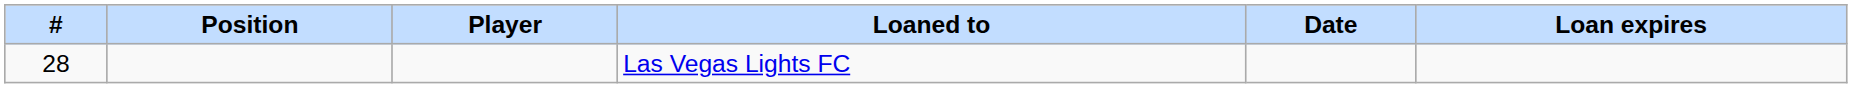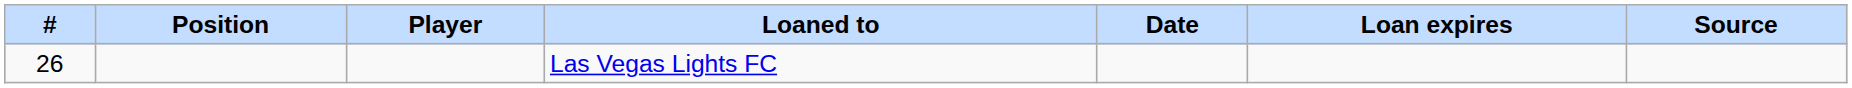+ column: (1736, 24)
(56, 63) 28 -> (50, 63) 26
